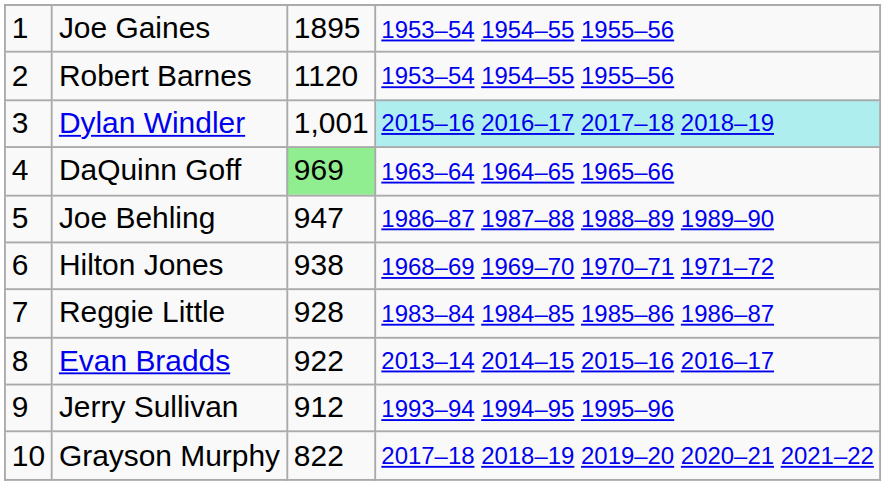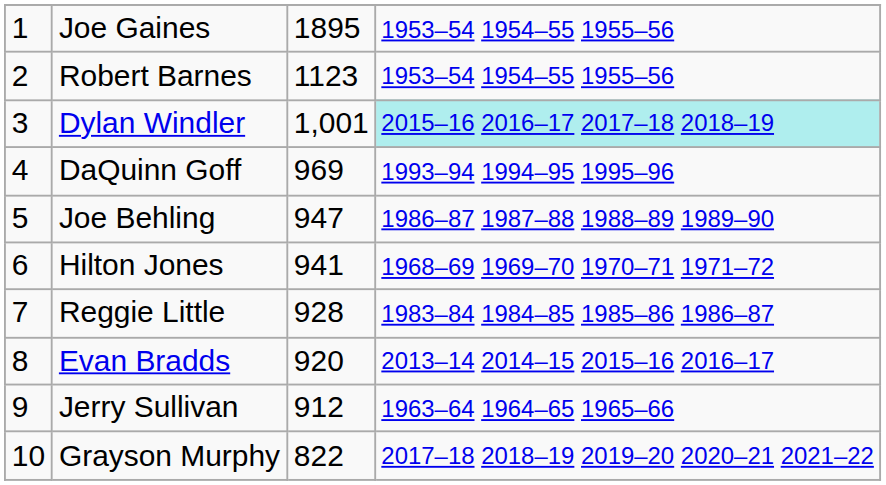(326, 75) 1120 -> (326, 75) 1123
(319, 170) lightgreen background -> (319, 170) no background
(528, 171) 1963–64 1964–65 1965–66 -> (528, 171) 1993–94 1994–95 1995–96
(319, 265) 938 -> (319, 265) 941
(319, 360) 922 -> (319, 360) 920
(528, 408) 1993–94 1994–95 1995–96 -> (528, 408) 1963–64 1964–65 1965–66
